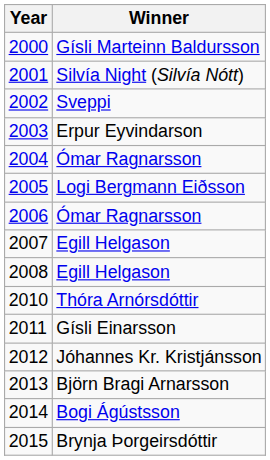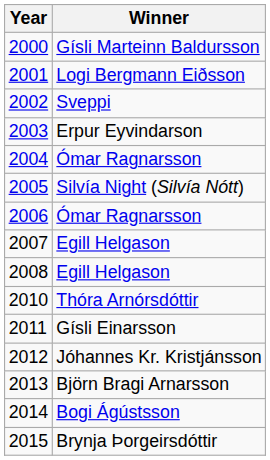(150, 74) Silvía Night (Silvía Nótt) -> (151, 74) Logi Bergmann Eiðsson
(151, 187) Logi Bergmann Eiðsson -> (150, 187) Silvía Night (Silvía Nótt)
